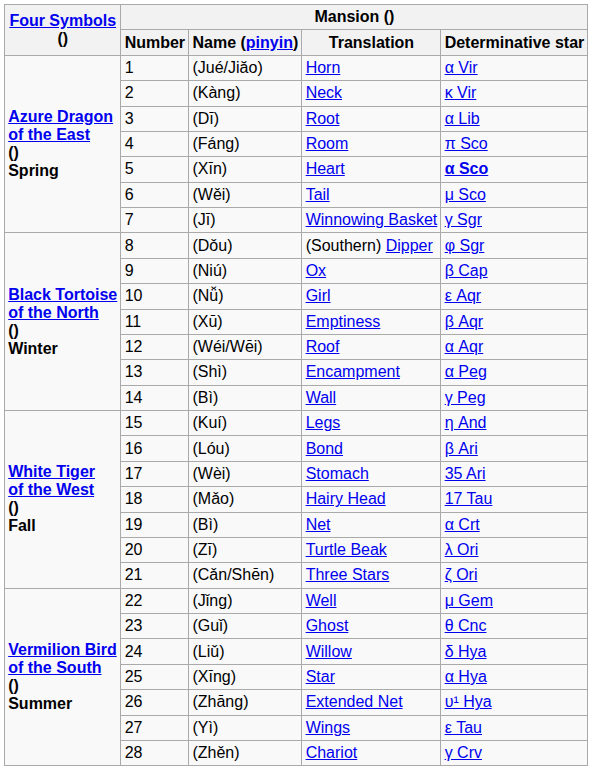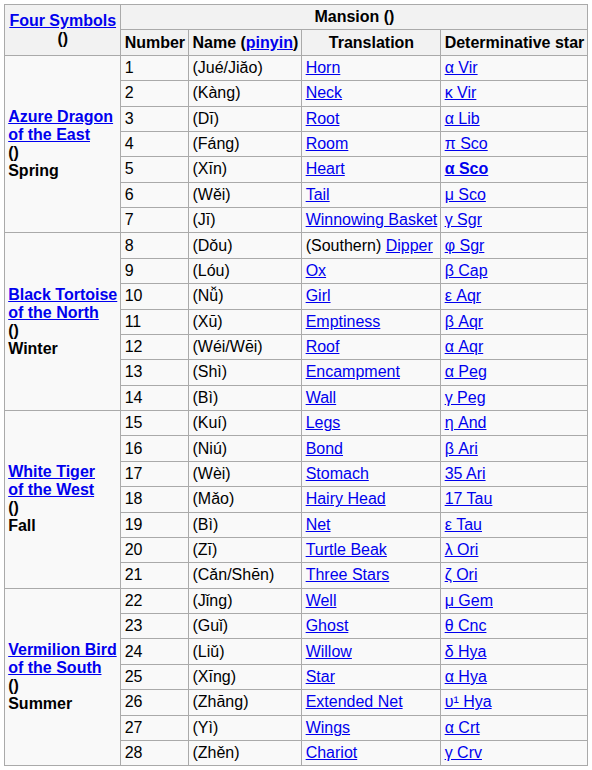(210, 270) (Niú) -> (211, 270) (Lóu)
(211, 448) (Lóu) -> (210, 448) (Niú)
(462, 524) α Crt -> (463, 524) ε Tau
(463, 727) ε Tau -> (462, 727) α Crt
